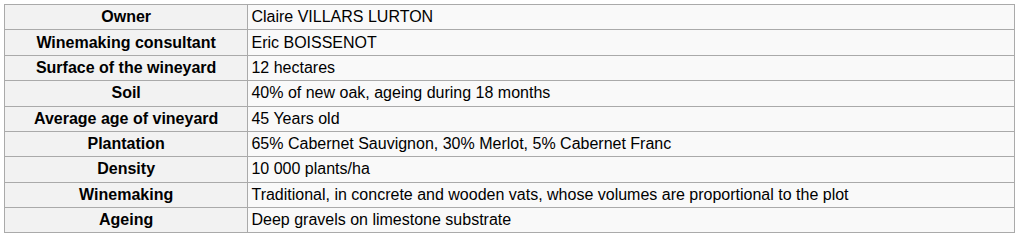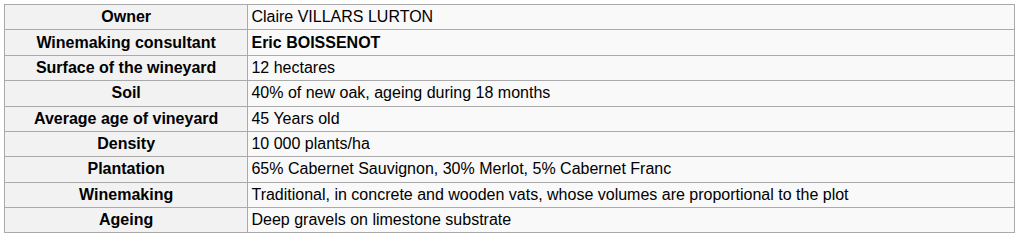(314, 42) normal -> (316, 42) bold
rows swapped: (126, 169) <-> (126, 144)
